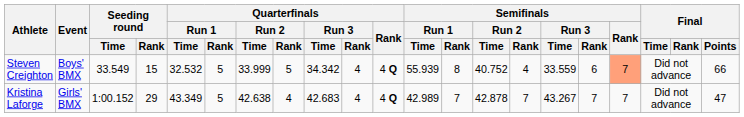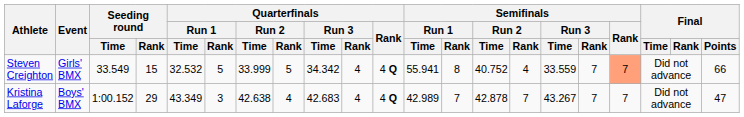(71, 70) Boys' BMX -> (70, 70) Girls' BMX
(423, 70) 55.939 -> (423, 70) 55.941
(594, 70) 6 -> (594, 70) 7
(70, 98) Girls' BMX -> (71, 98) Boys' BMX
(220, 98) 5 -> (220, 98) 3
